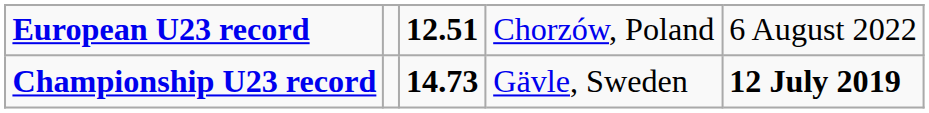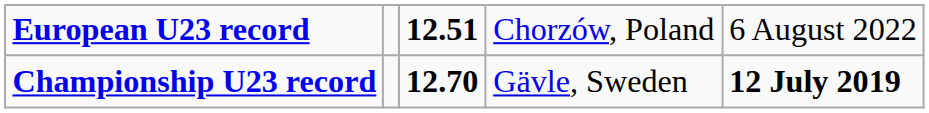(442, 81) 14.73 -> (442, 81) 12.70
